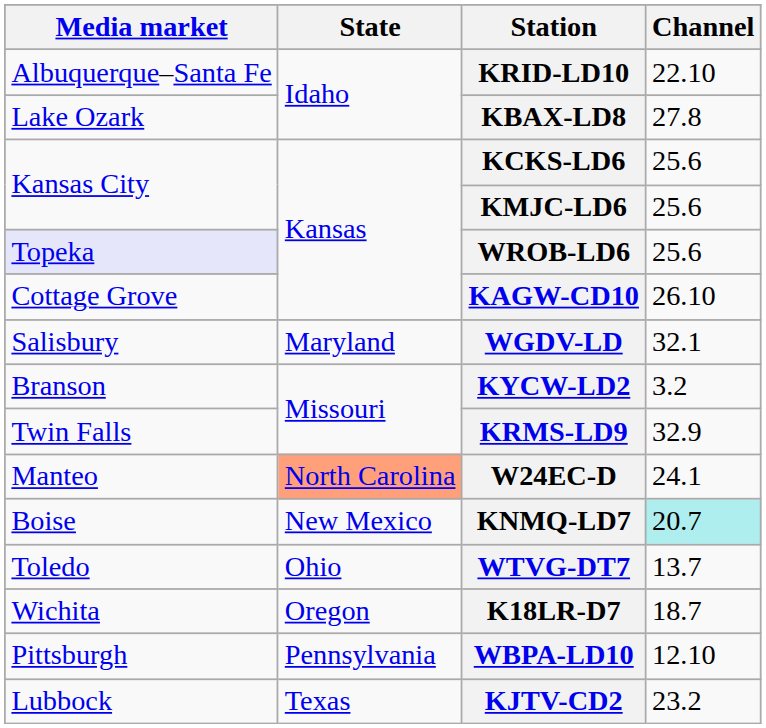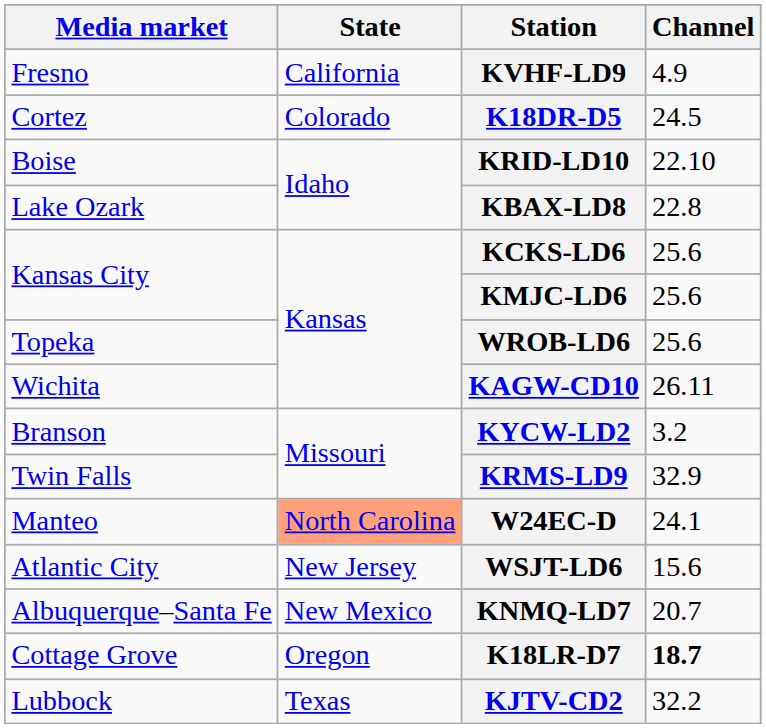+ row: (554, 71)
+ row: (554, 116)
(142, 71) Albuquerque–Santa Fe -> (44, 161) Boise
(677, 116) 27.8 -> (677, 206) 22.8
(53, 251) lavender background -> (53, 341) no background
(94, 296) Cottage Grove -> (56, 386) Wichita
(684, 296) 26.10 -> (683, 386) 26.11
- row: (554, 341)
+ row: (554, 565)
(44, 521) Boise -> (142, 610) Albuquerque–Santa Fe
(677, 521) paleturquoise background -> (677, 610) no background
- row: (554, 565)
(56, 610) Wichita -> (94, 655) Cottage Grove
(677, 610) normal -> (677, 655) bold
- row: (554, 655)
(677, 700) 23.2 -> (677, 700) 32.2
